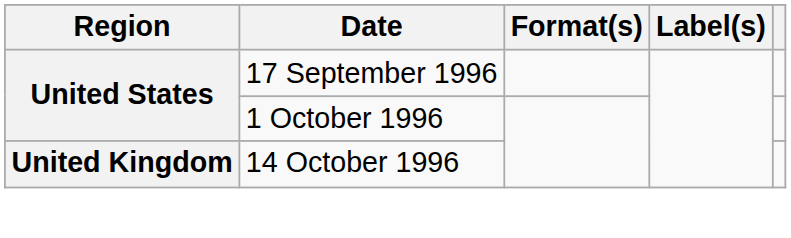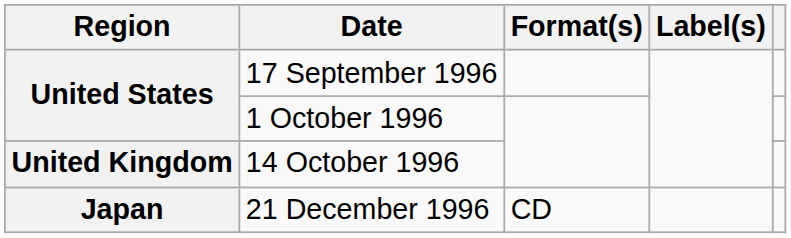+ row: (368, 208)
